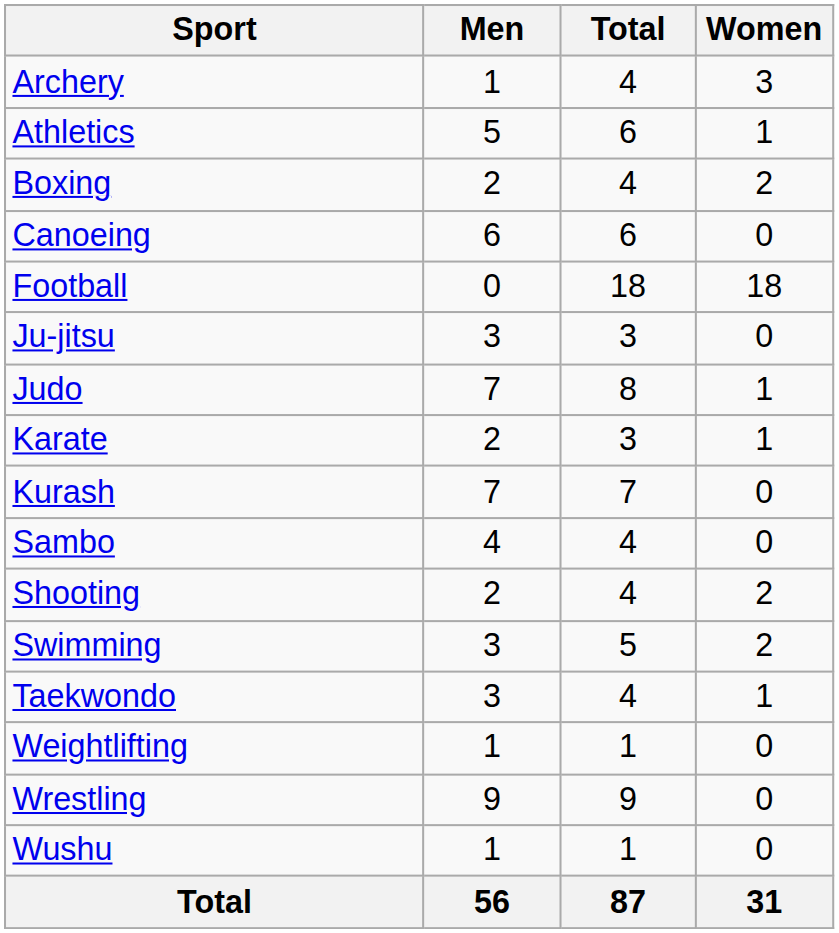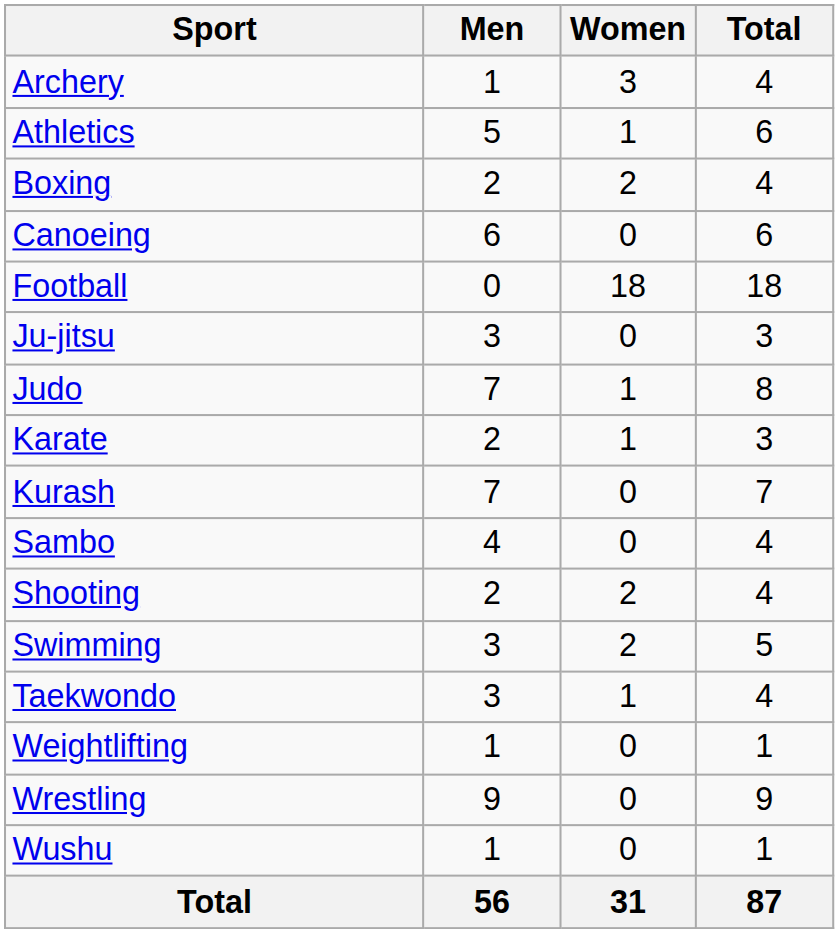columns swapped: (764, 30) <-> (628, 30)
